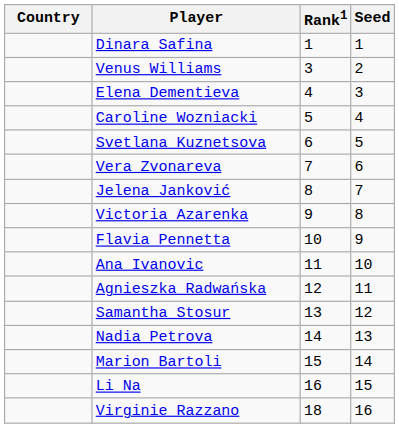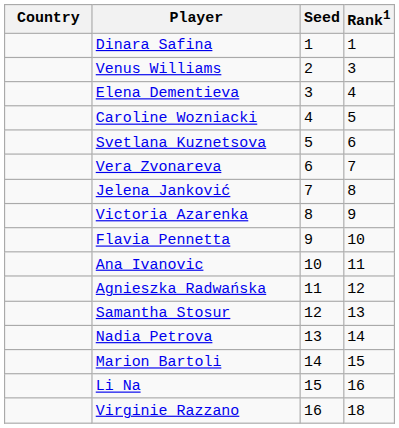columns swapped: (326, 19) <-> (373, 19)
